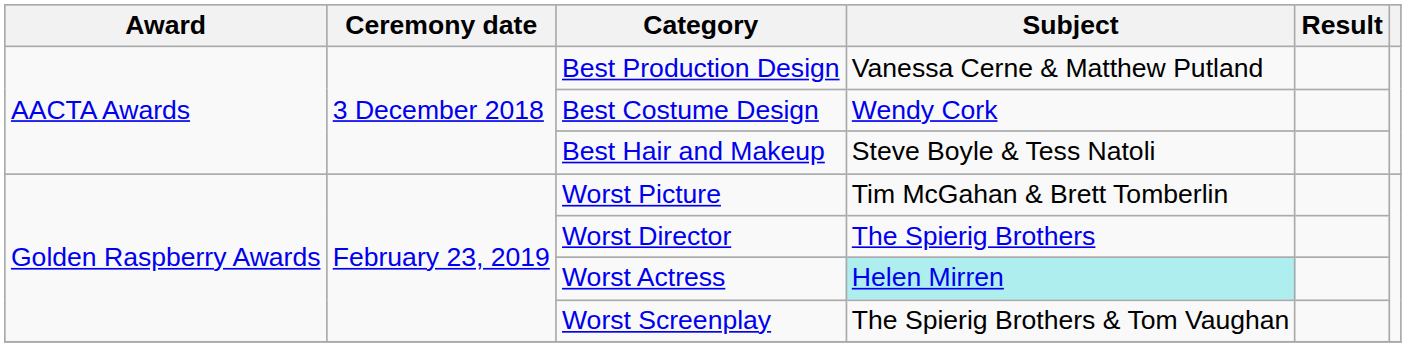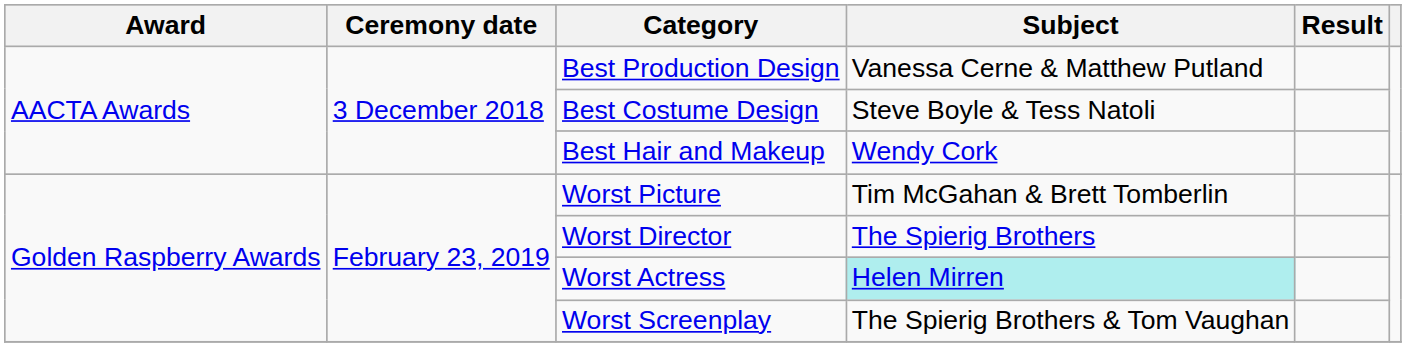(925, 109) Wendy Cork -> (1004, 109) Steve Boyle & Tess Natoli
(1004, 151) Steve Boyle & Tess Natoli -> (925, 151) Wendy Cork
